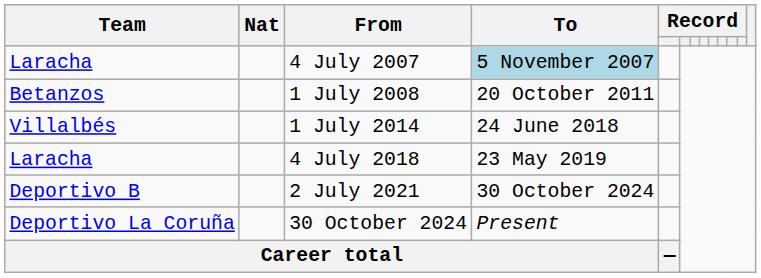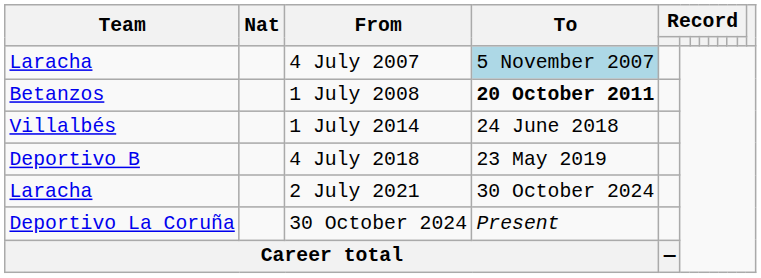(565, 95) normal -> (565, 95) bold
(51, 159) Laracha -> (75, 159) Deportivo B
(75, 191) Deportivo B -> (51, 191) Laracha
